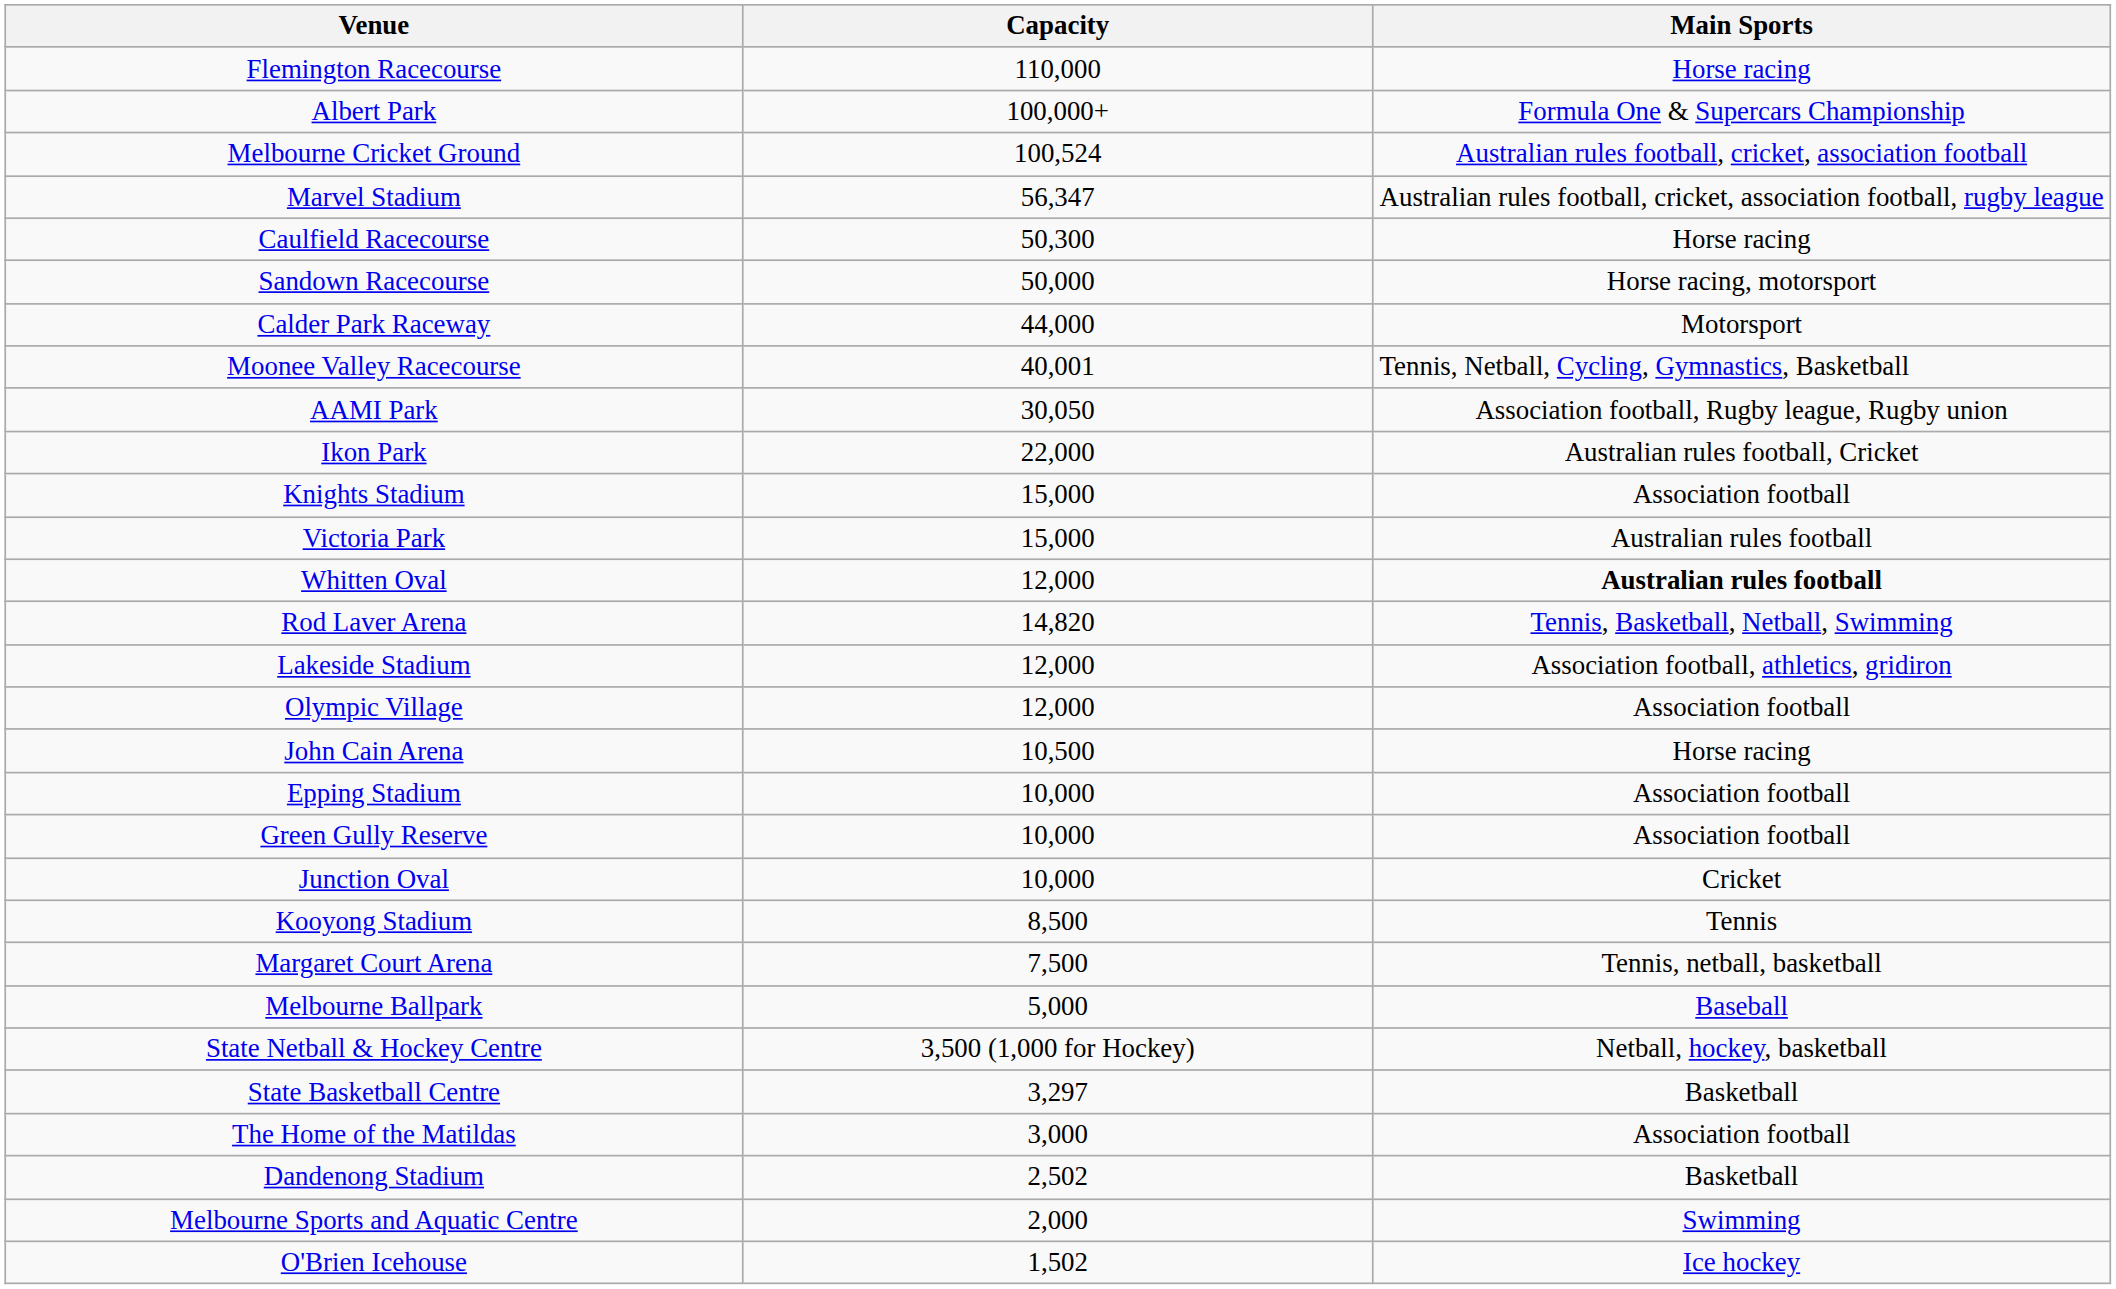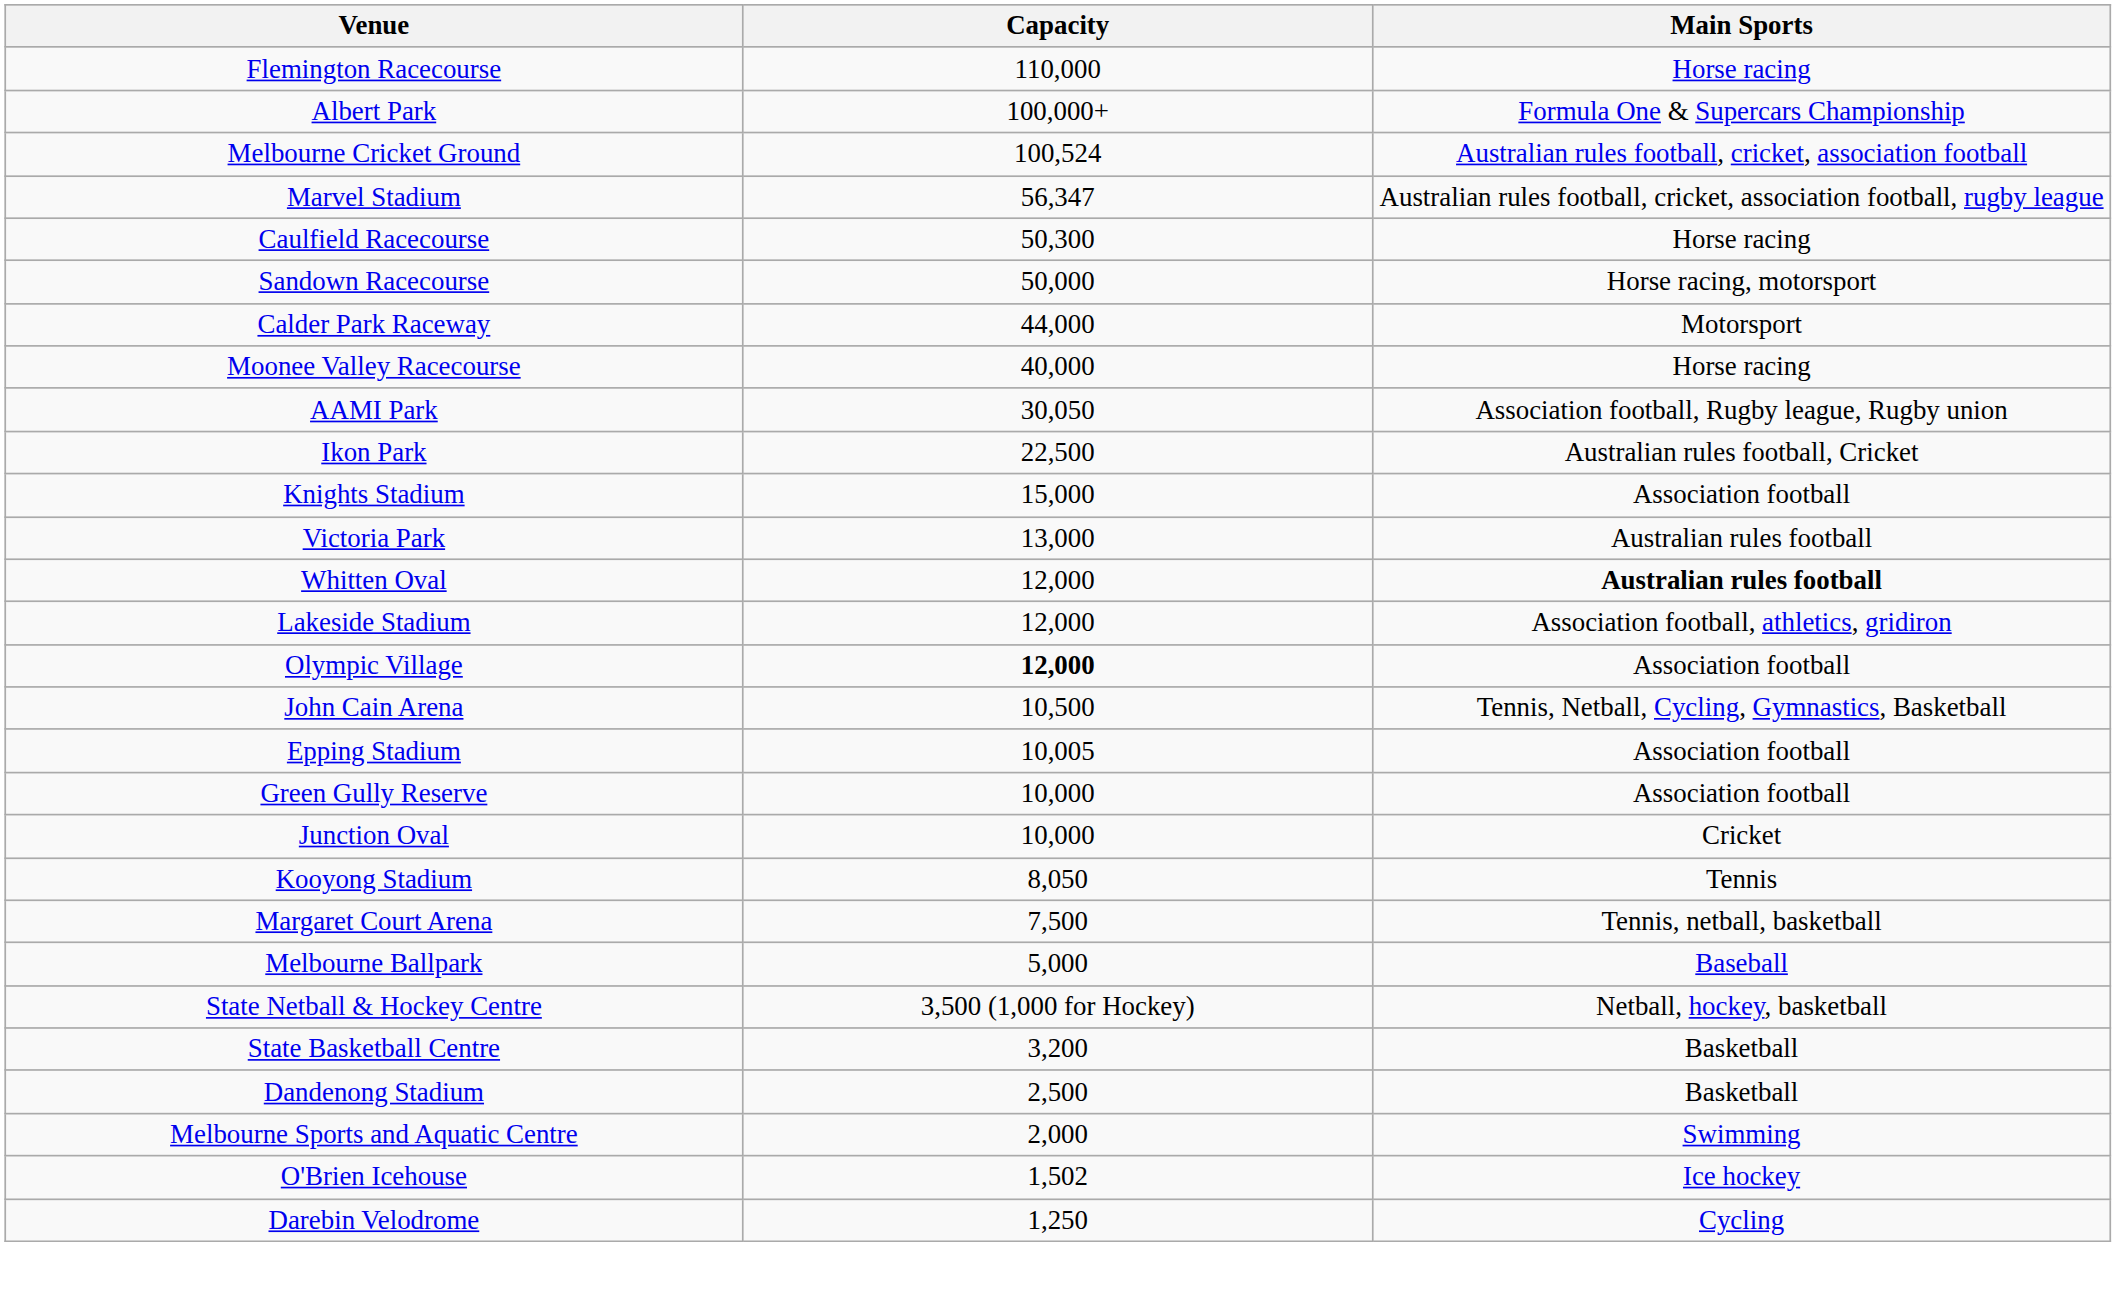(1058, 366) 40,001 -> (1058, 366) 40,000
(1644, 366) Tennis, Netball, Cycling, Gymnastics, Basketball -> (1742, 366) Horse racing
(1058, 452) 22,000 -> (1058, 452) 22,500
(1058, 537) 15,000 -> (1058, 537) 13,000
- row: (374, 622)
(1058, 707) normal -> (1058, 665) bold
(1742, 750) Horse racing -> (1742, 707) Tennis, Netball, Cycling, Gymnastics, Basketball
(1058, 793) 10,000 -> (1058, 750) 10,005
(1058, 921) 8,500 -> (1058, 878) 8,050
(1058, 1091) 3,297 -> (1058, 1048) 3,200
- row: (374, 1134)
(1058, 1176) 2,502 -> (1058, 1091) 2,500
+ row: (374, 1219)
